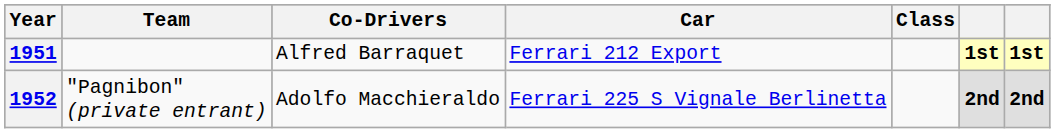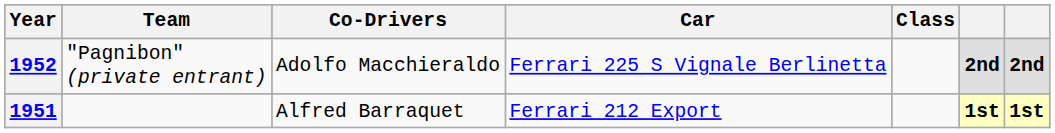rows swapped: (33, 54) <-> (33, 99)
